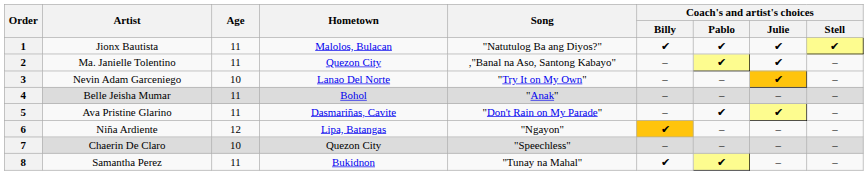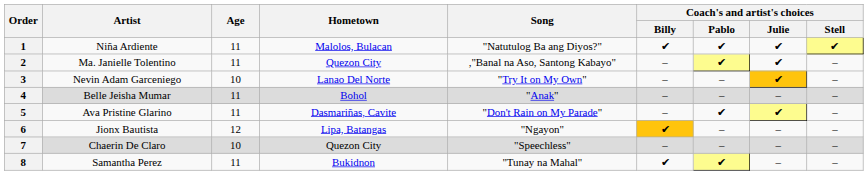(127, 46) Jionx Bautista -> (127, 46) Niña Ardiente
(127, 129) Niña Ardiente -> (127, 129) Jionx Bautista
